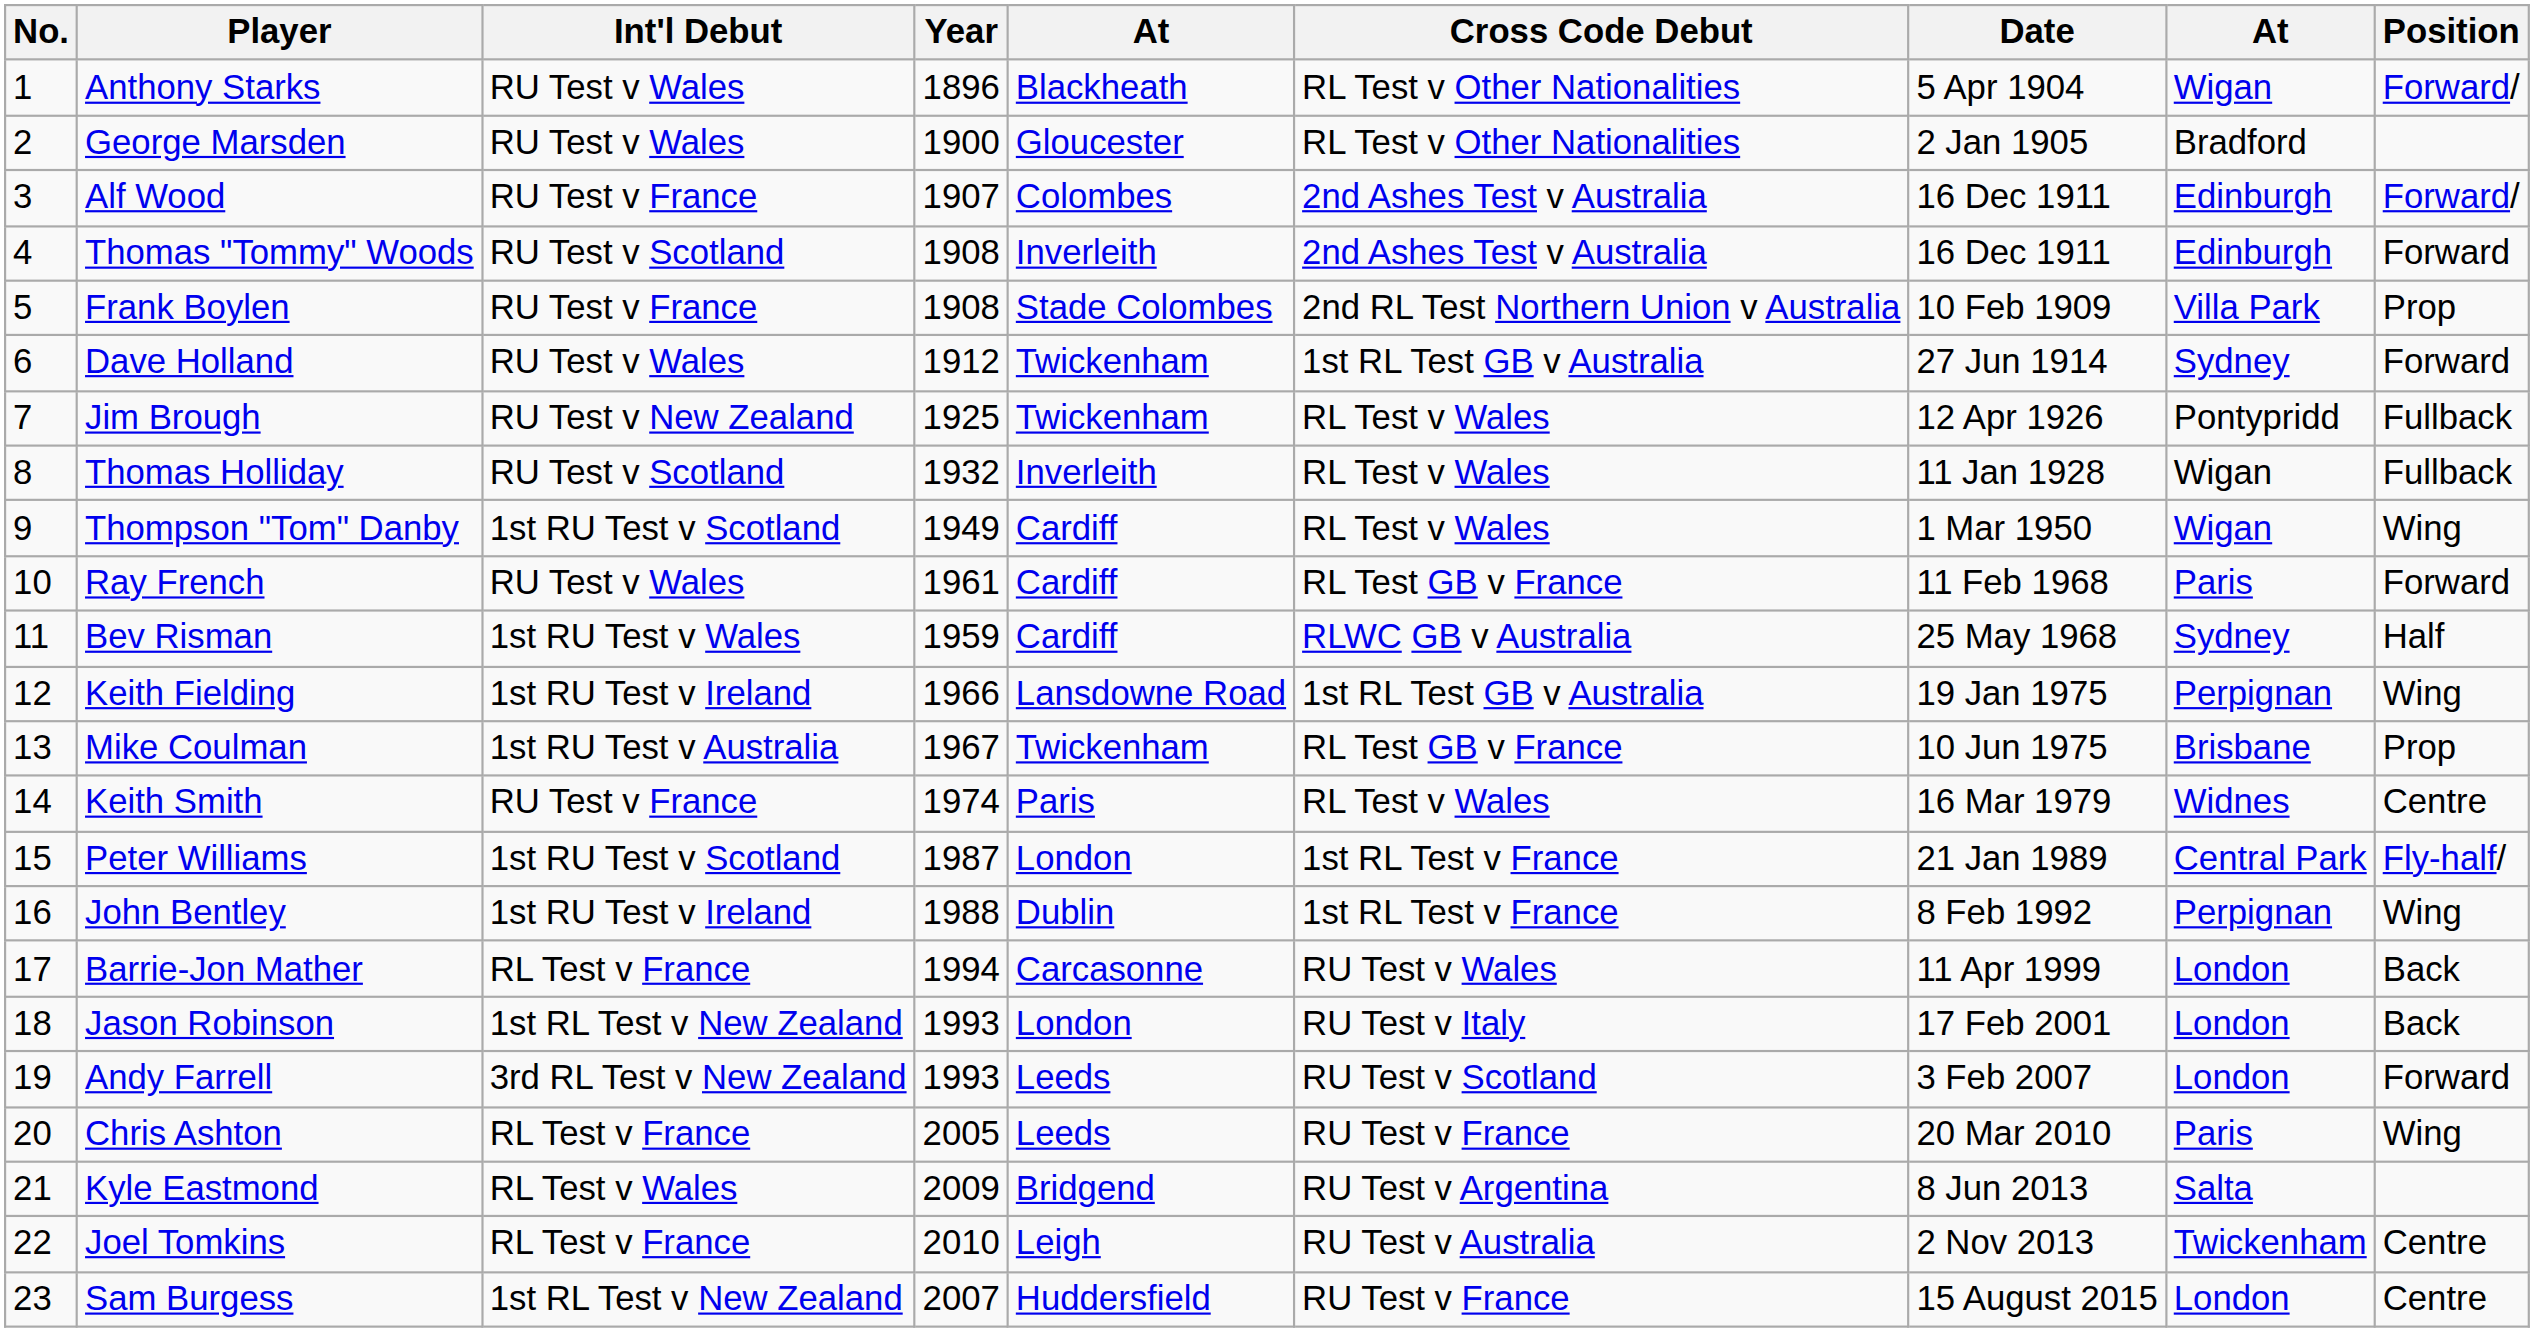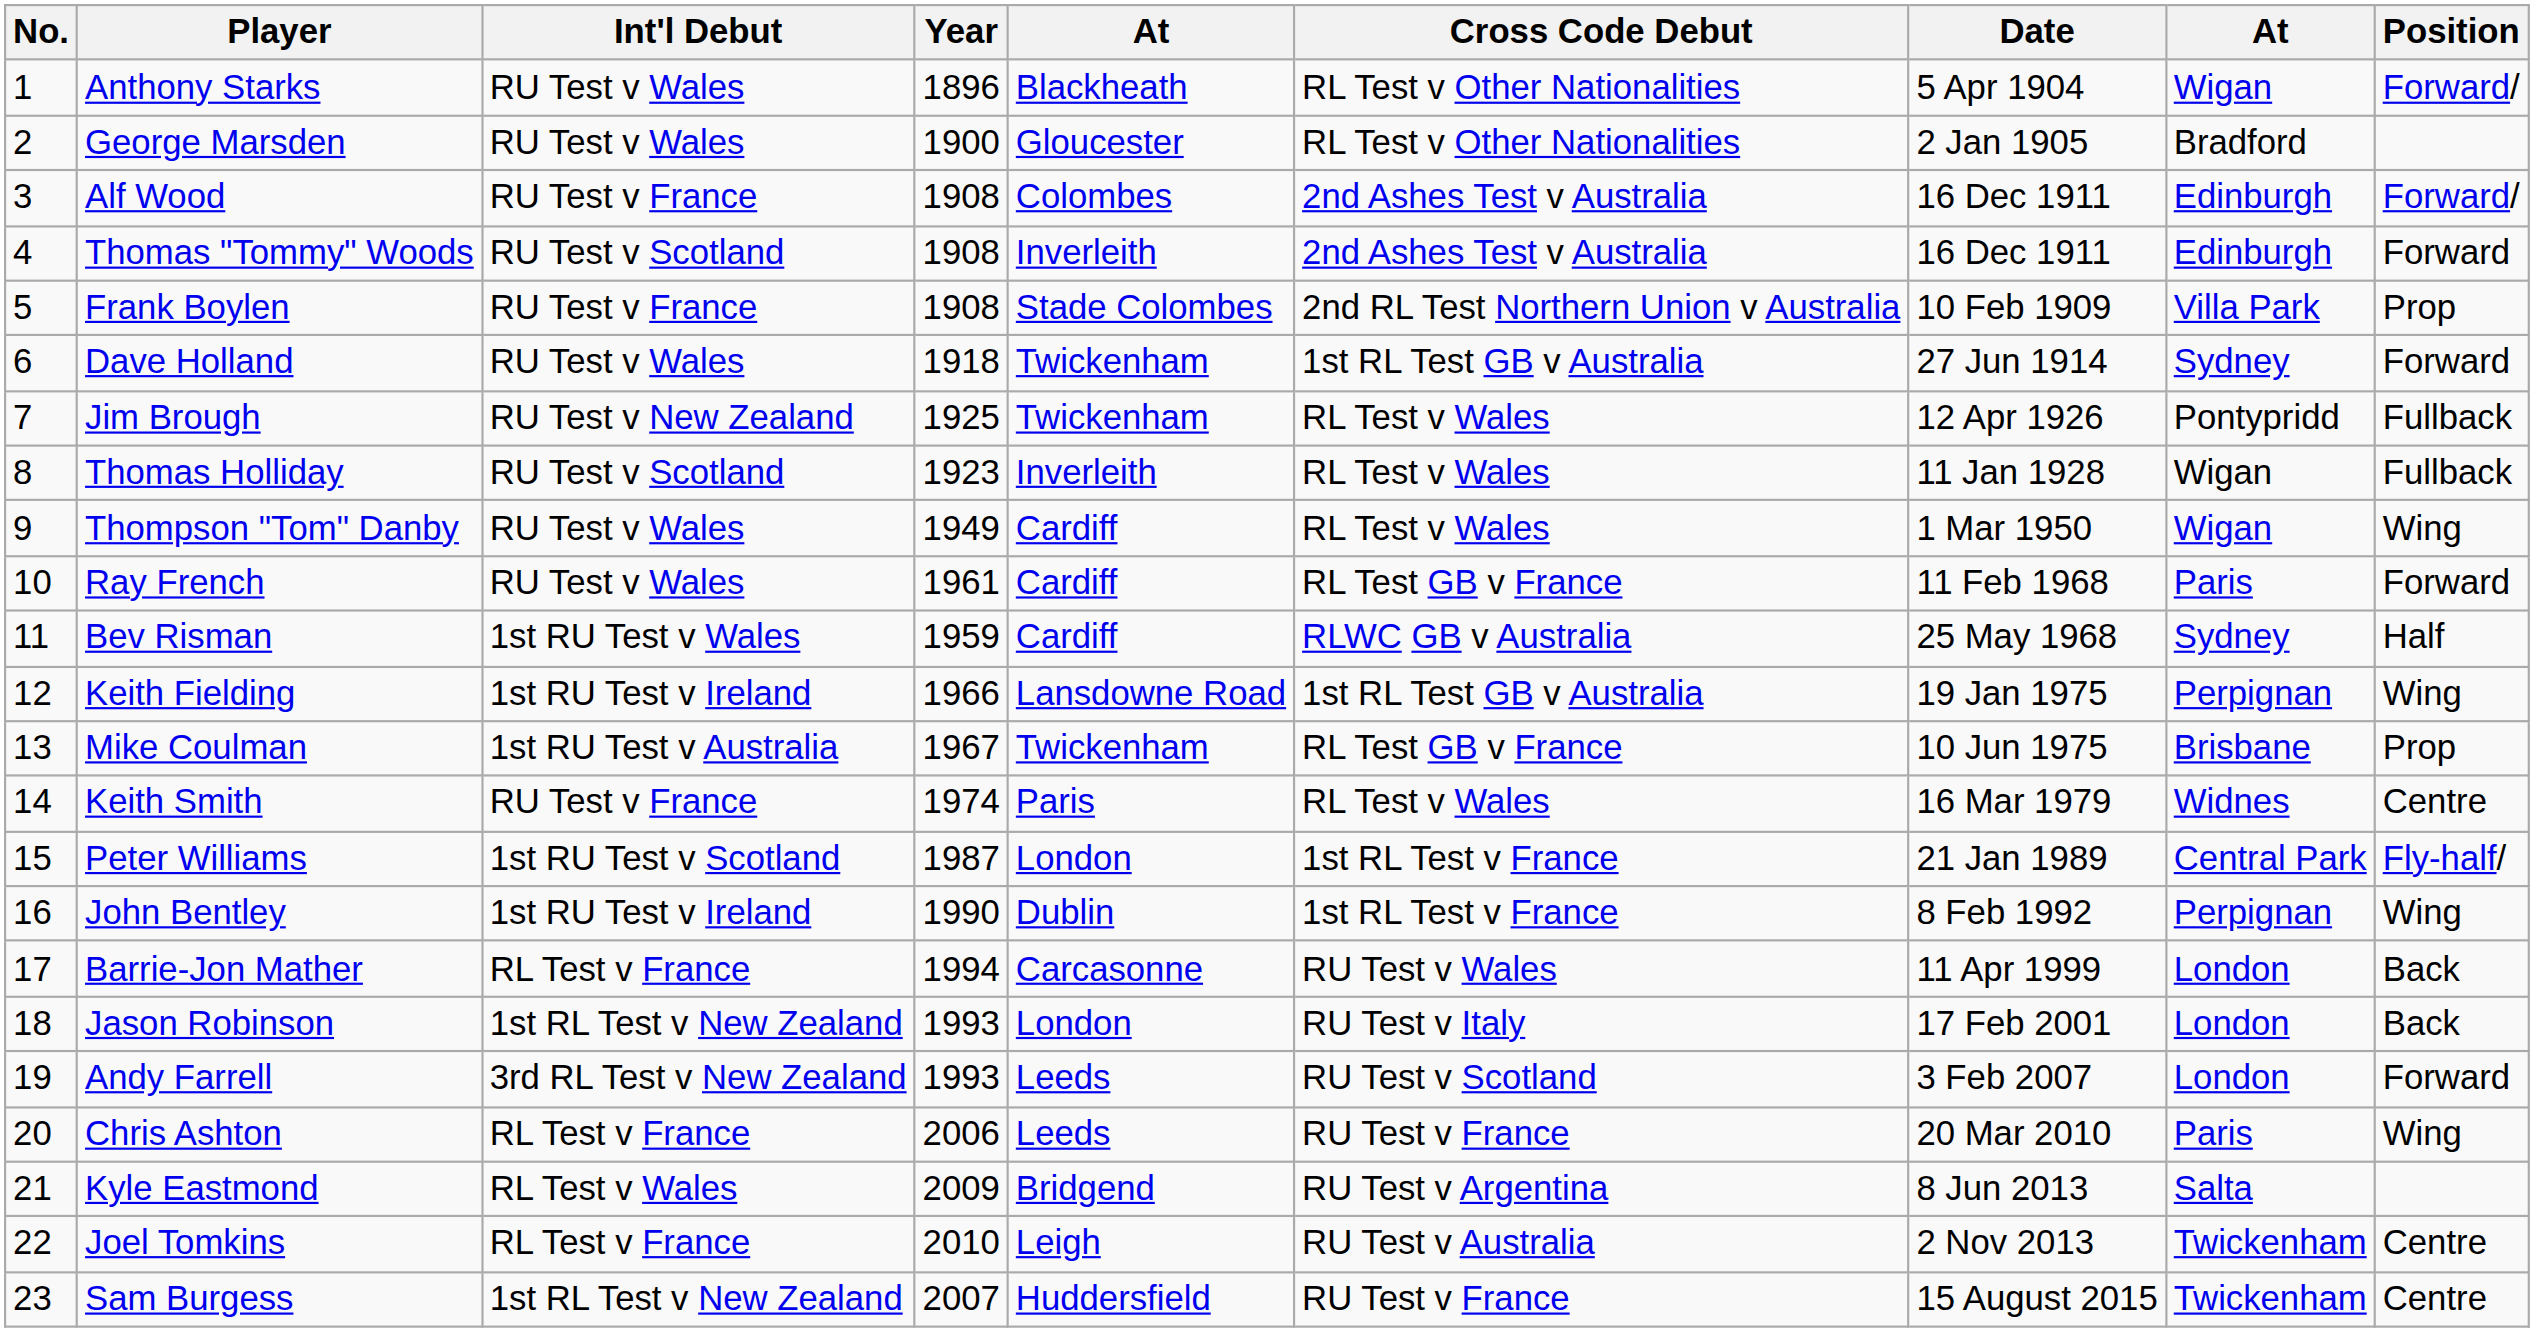(961, 197) 1907 -> (961, 197) 1908
(961, 362) 1912 -> (961, 362) 1918
(961, 472) 1932 -> (961, 472) 1923
(665, 527) 1st RU Test v Scotland -> (617, 527) RU Test v Wales
(961, 913) 1988 -> (961, 913) 1990
(961, 1133) 2005 -> (961, 1133) 2006
(2232, 1298) London -> (2270, 1298) Twickenham
